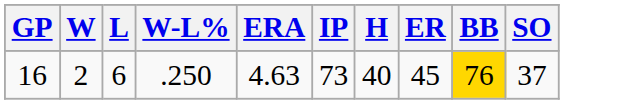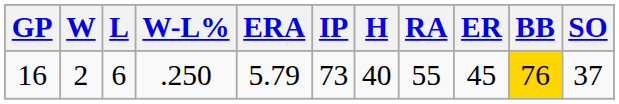+ column: (426, 27)
(274, 74) 4.63 -> (274, 74) 5.79
